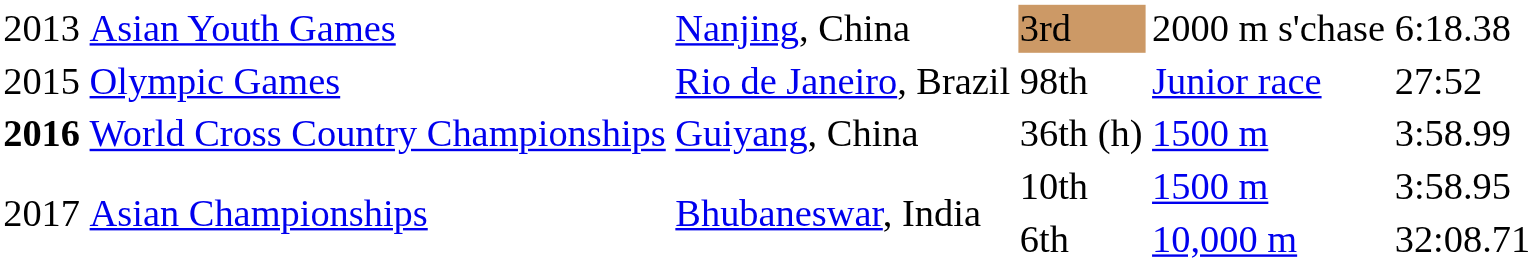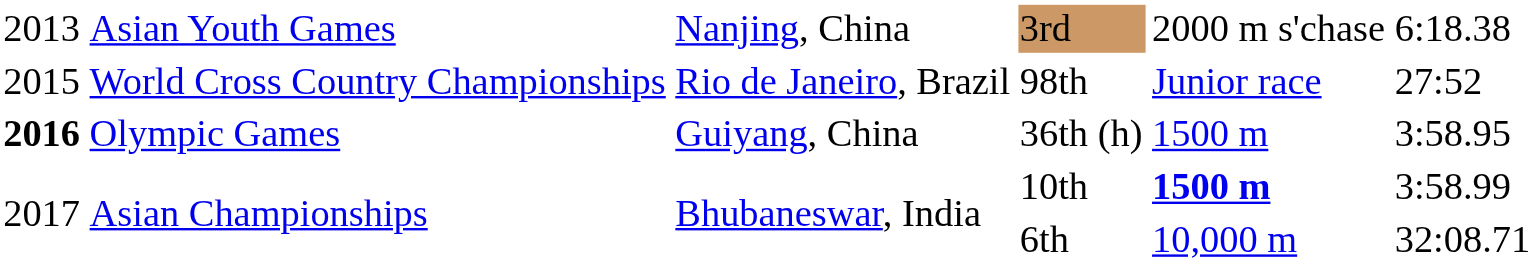(215, 80) Olympic Games -> (378, 80) World Cross Country Championships
(378, 133) World Cross Country Championships -> (215, 133) Olympic Games
(1453, 133) 3:58.99 -> (1453, 133) 3:58.95
(1210, 186) normal -> (1211, 186) bold
(1453, 186) 3:58.95 -> (1453, 186) 3:58.99
